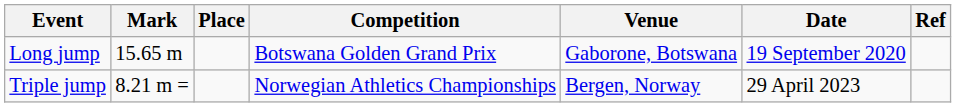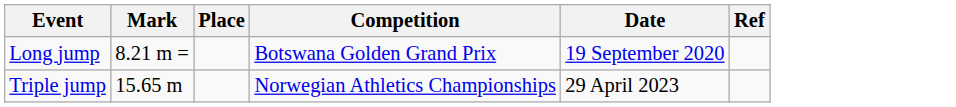- column: (651, 20)
(149, 53) 15.65 m -> (152, 53) 8.21 m =
(152, 85) 8.21 m = -> (149, 85) 15.65 m
